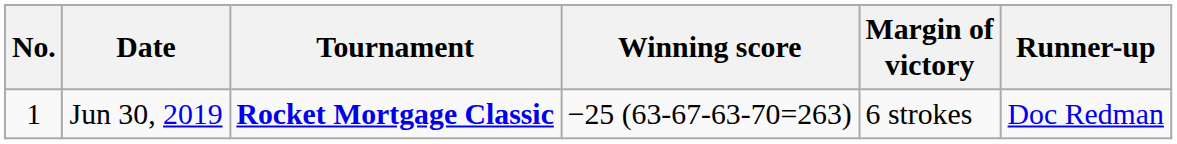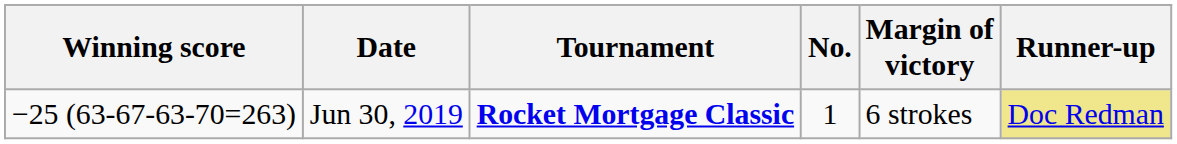columns swapped: (34, 46) <-> (710, 46)
(1086, 113) no background -> (1086, 113) khaki background
